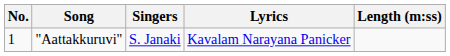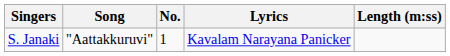columns swapped: (18, 16) <-> (155, 16)
